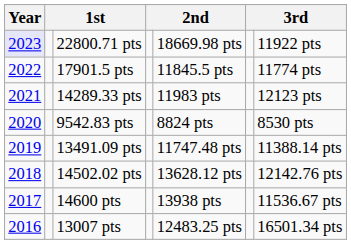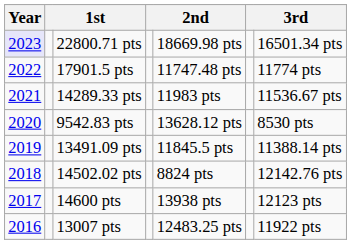(289, 43) 11922 pts -> (300, 43) 16501.34 pts
(195, 69) 11845.5 pts -> (199, 69) 11747.48 pts
(289, 95) 12123 pts -> (299, 95) 11536.67 pts
(185, 122) 8824 pts -> (199, 122) 13628.12 pts
(199, 148) 11747.48 pts -> (195, 148) 11845.5 pts
(199, 174) 13628.12 pts -> (185, 174) 8824 pts
(299, 200) 11536.67 pts -> (289, 200) 12123 pts
(300, 226) 16501.34 pts -> (289, 226) 11922 pts
